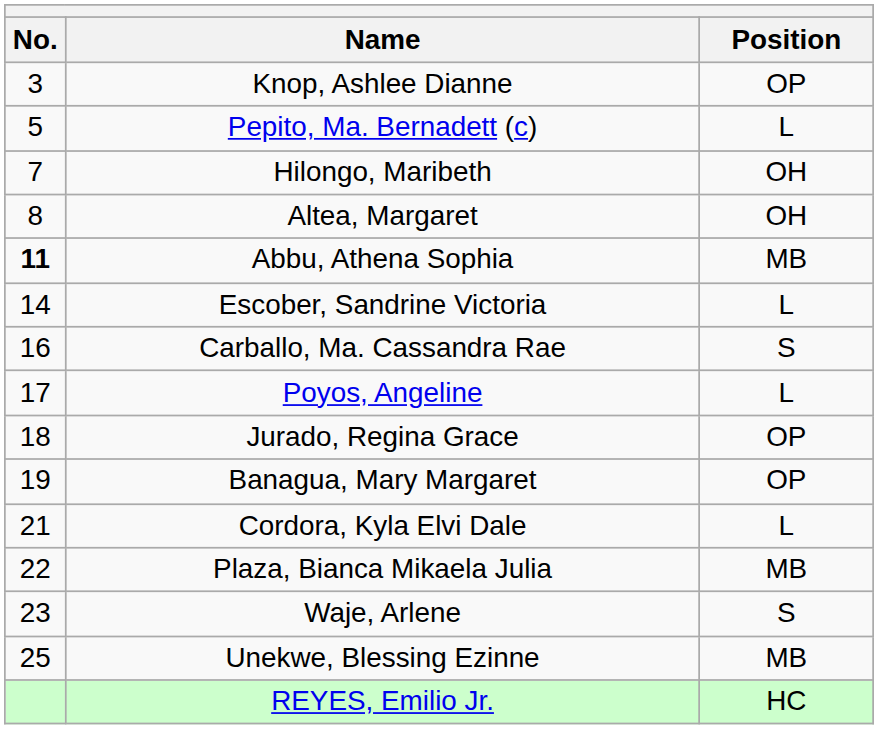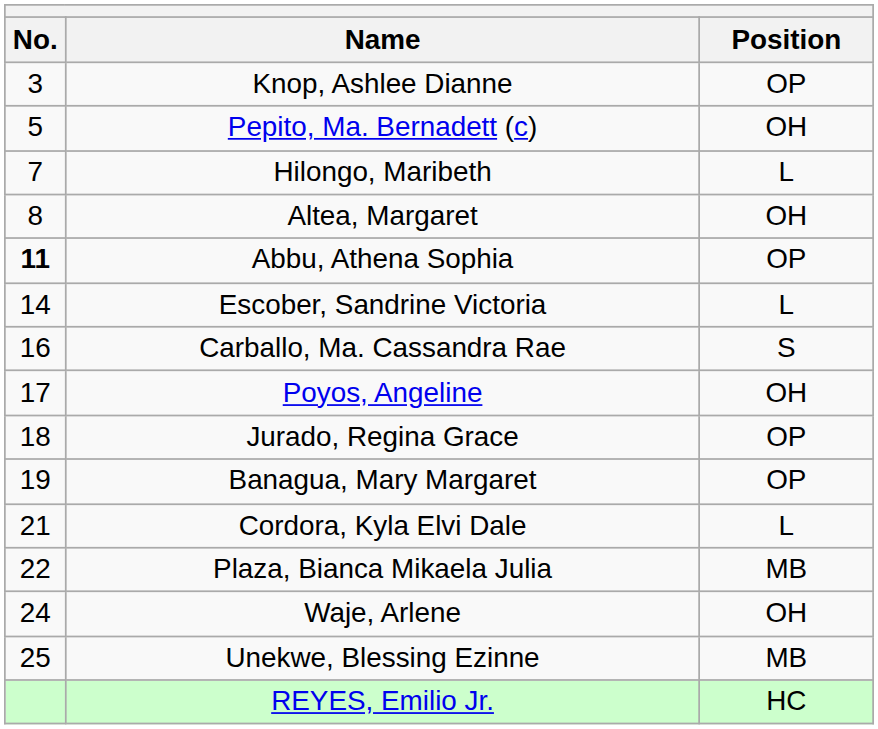(786, 127) L -> (786, 127) OH
(786, 171) OH -> (786, 171) L
(786, 260) MB -> (786, 260) OP
(786, 392) L -> (786, 392) OH
(35, 613) 23 -> (35, 613) 24
(786, 613) S -> (786, 613) OH
